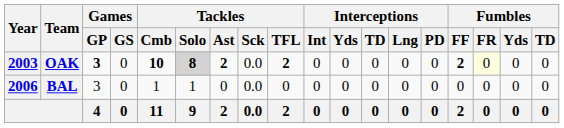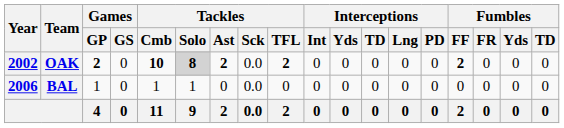(23, 63) 2003 -> (23, 63) 2002
(97, 63) 3 -> (97, 63) 2
(486, 63) lightyellow background -> (486, 63) no background
(97, 87) 3 -> (97, 87) 1
